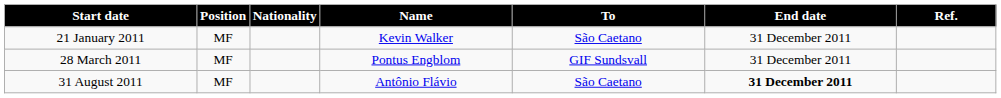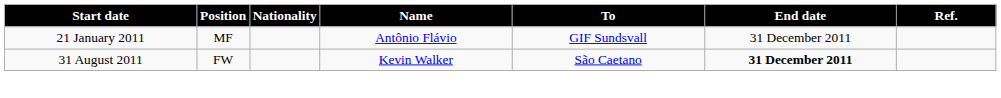(416, 38) Kevin Walker -> (416, 38) Antônio Flávio
(608, 38) São Caetano -> (608, 38) GIF Sundsvall
- row: (101, 60)
(223, 82) MF -> (223, 60) FW
(416, 82) Antônio Flávio -> (416, 60) Kevin Walker
